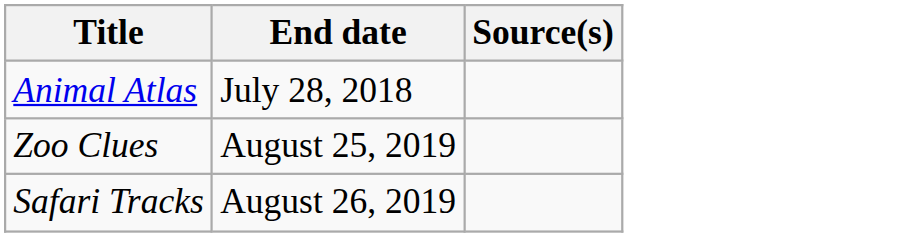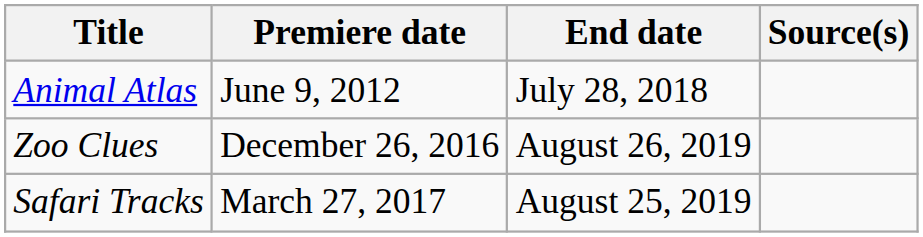+ column: (360, 32)
(338, 145) August 25, 2019 -> (634, 145) August 26, 2019
(338, 201) August 26, 2019 -> (634, 201) August 25, 2019
